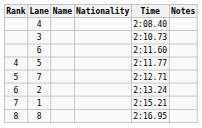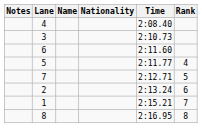columns swapped: (16, 11) <-> (183, 11)
